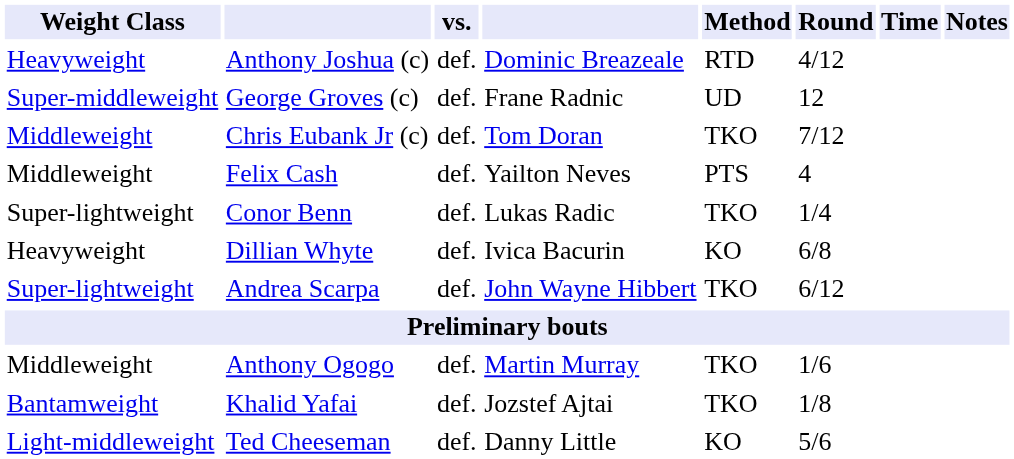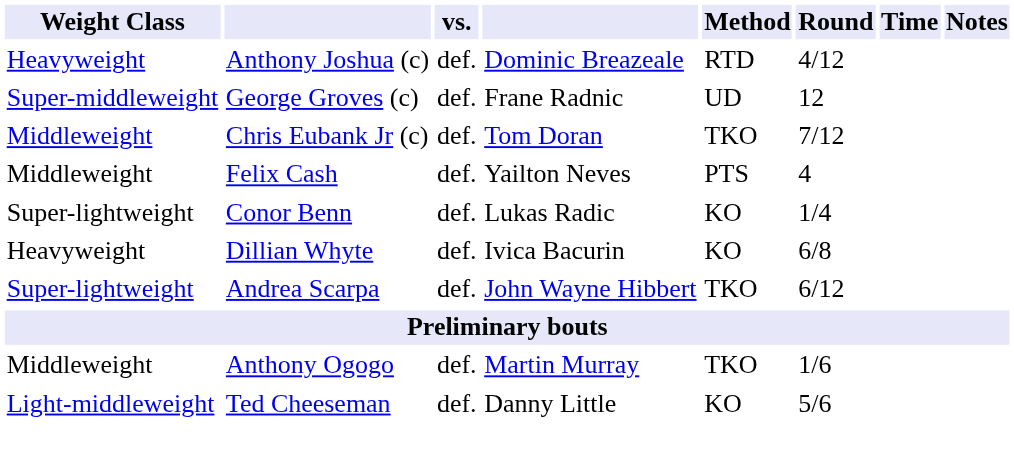(731, 212) TKO -> (723, 212) KO
- row: (291, 403)
